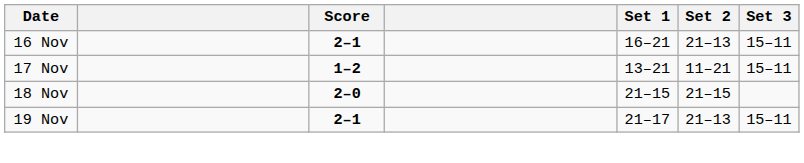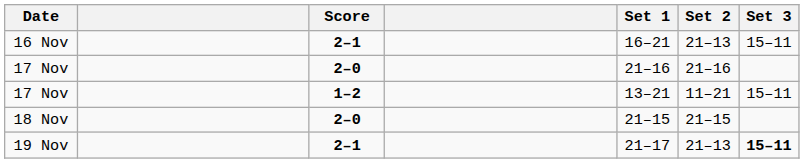+ row: (41, 68)
(769, 119) normal -> (769, 145) bold
